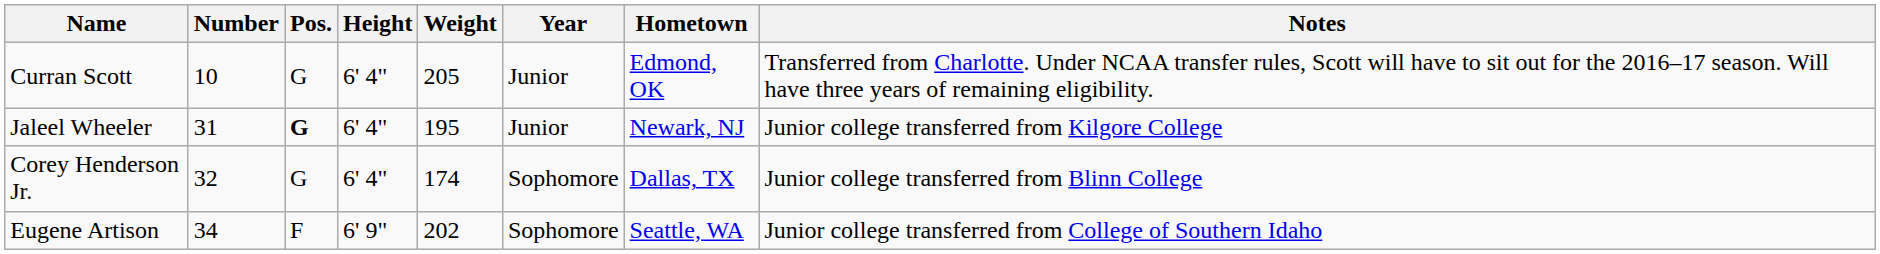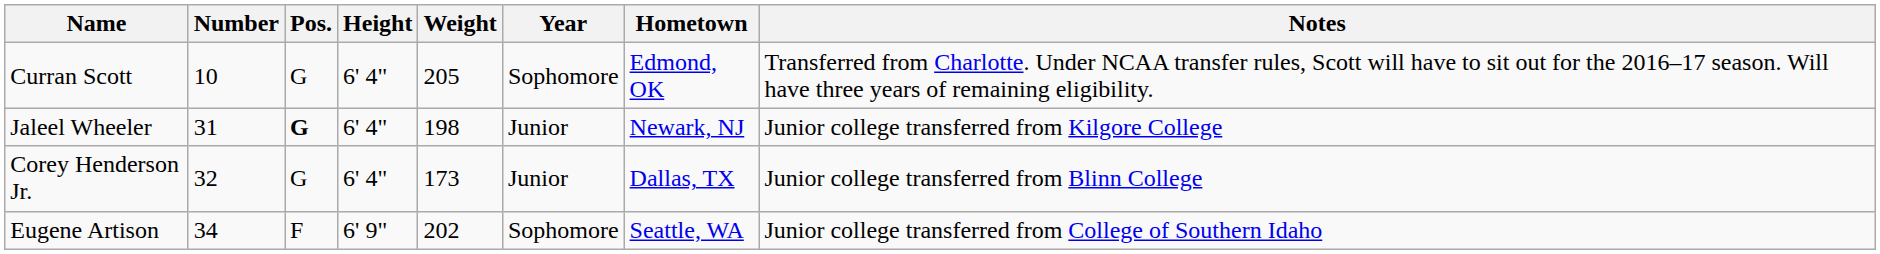(538, 75) Junior -> (563, 75) Sophomore
(441, 126) 195 -> (441, 126) 198
(441, 178) 174 -> (441, 178) 173
(563, 178) Sophomore -> (538, 178) Junior
